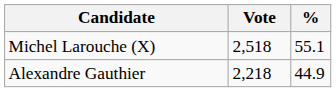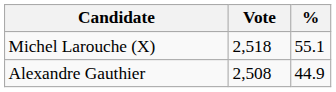(252, 73) 2,218 -> (252, 73) 2,508
